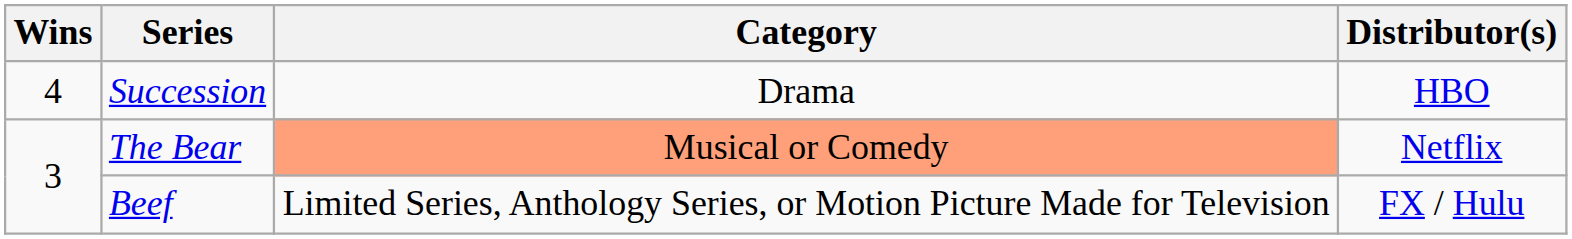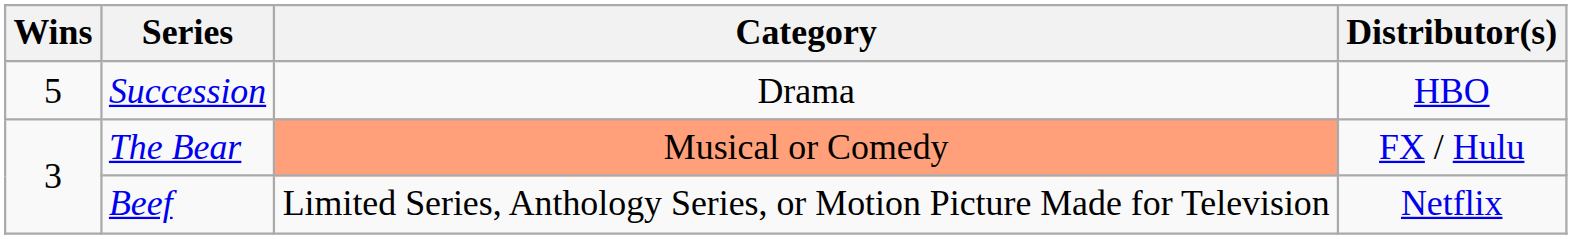(53, 89) 4 -> (53, 89) 5
(1452, 146) Netflix -> (1452, 146) FX / Hulu
(1452, 203) FX / Hulu -> (1452, 203) Netflix
